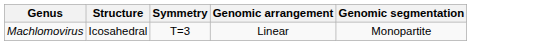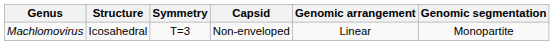+ column: (251, 13)
